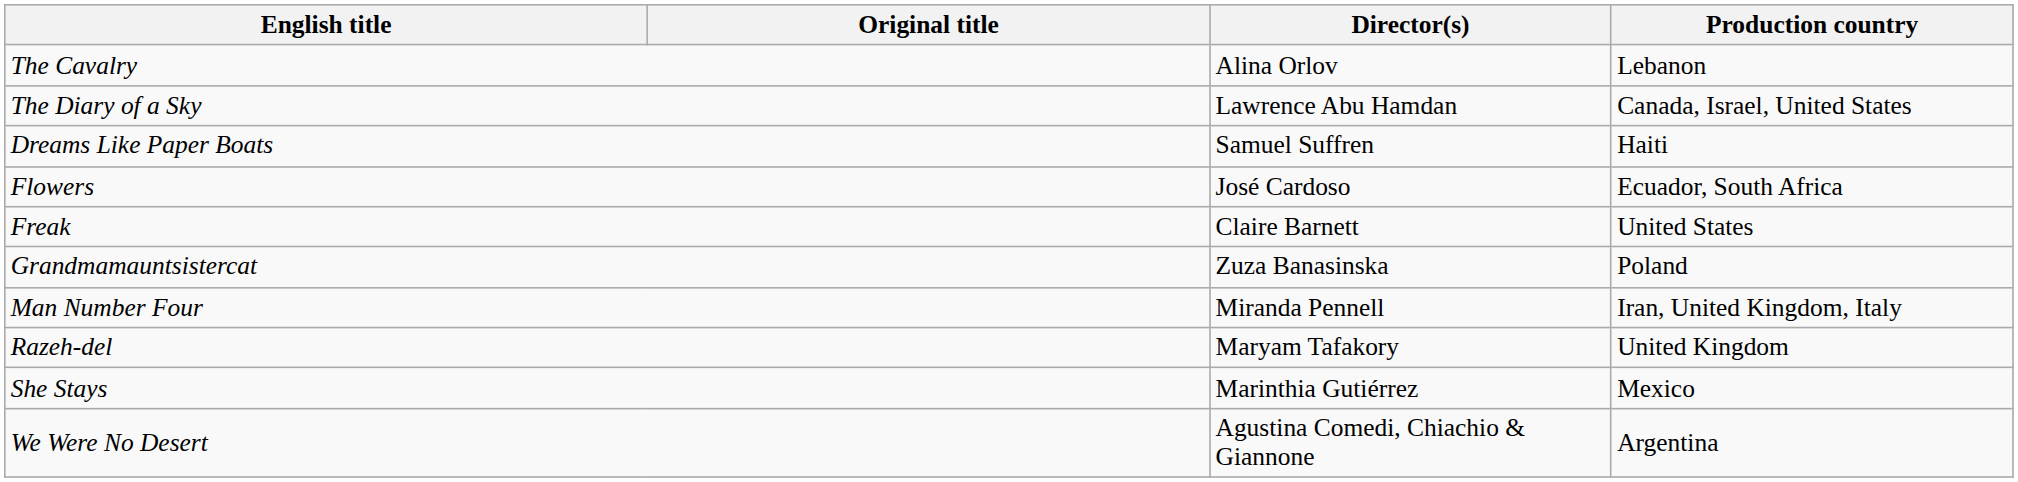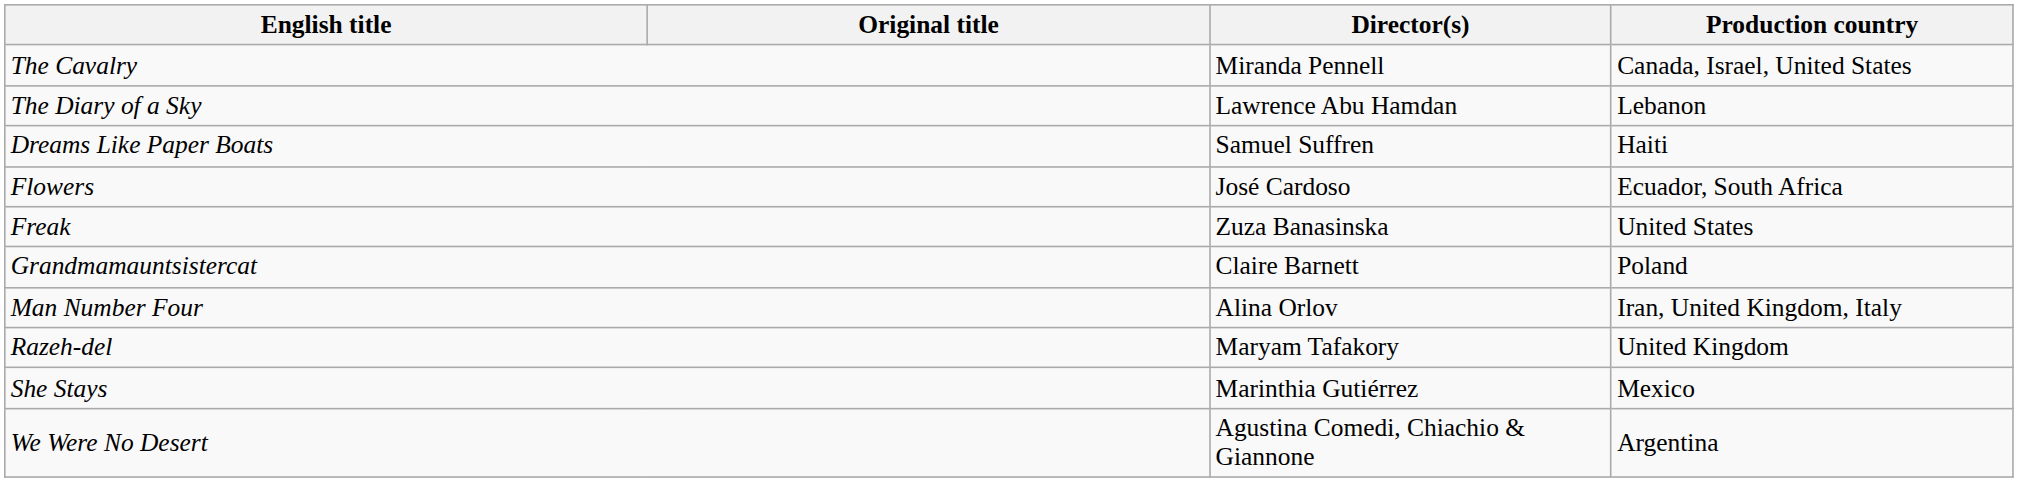(1277, 65) Alina Orlov -> (1300, 65) Miranda Pennell
(1662, 65) Lebanon -> (1764, 65) Canada, Israel, United States
(1764, 105) Canada, Israel, United States -> (1662, 105) Lebanon
(1287, 226) Claire Barnett -> (1302, 226) Zuza Banasinska
(1302, 266) Zuza Banasinska -> (1287, 266) Claire Barnett
(1300, 307) Miranda Pennell -> (1277, 307) Alina Orlov
